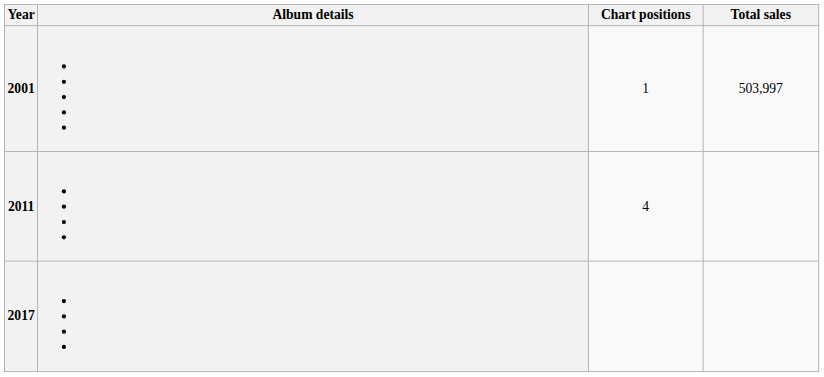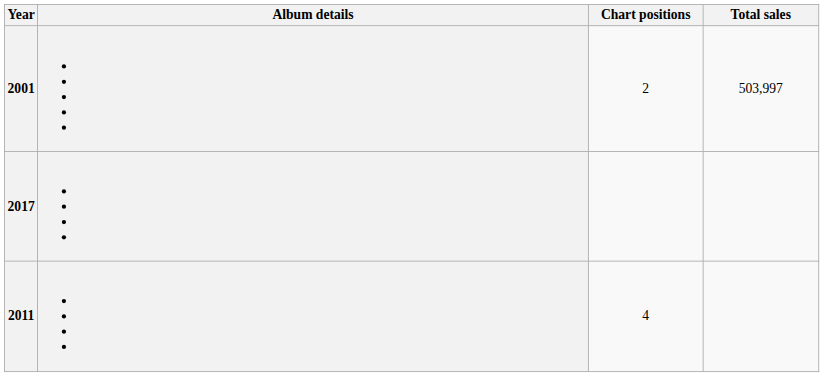(646, 88) 1 -> (646, 88) 2
rows swapped: (21, 206) <-> (21, 316)
